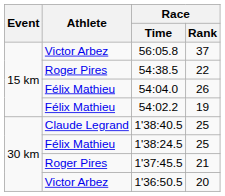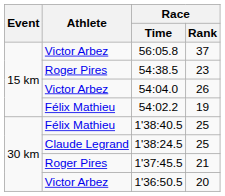(203, 70) 22 -> (203, 70) 23
(80, 89) Félix Mathieu -> (77, 89) Victor Arbez
(87, 126) Claude Legrand -> (80, 126) Félix Mathieu
(80, 145) Félix Mathieu -> (87, 145) Claude Legrand
